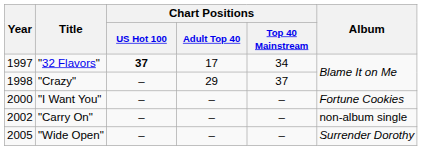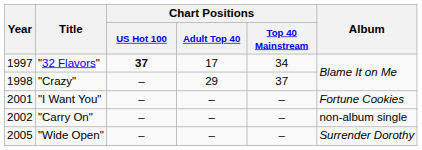(20, 99) 2000 -> (20, 99) 2001
